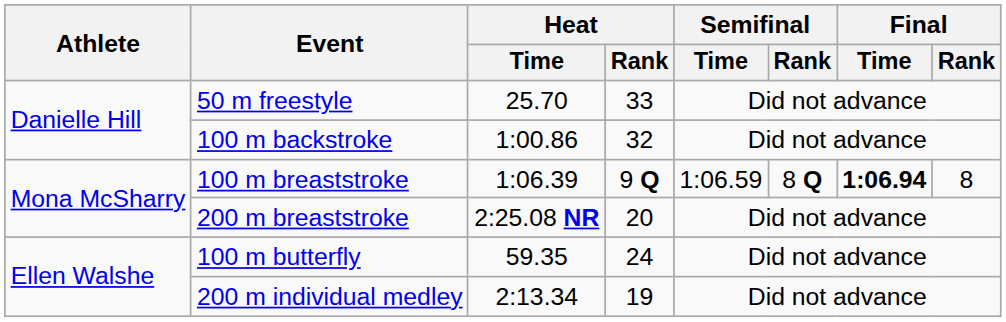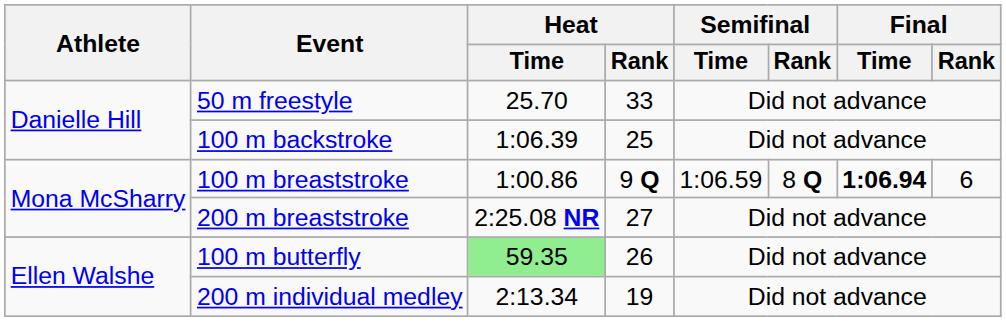(537, 140) 1:00.86 -> (537, 140) 1:06.39
(639, 140) 32 -> (639, 140) 25
(537, 179) 1:06.39 -> (537, 179) 1:00.86
(966, 179) 8 -> (966, 179) 6
(639, 218) 20 -> (639, 218) 27
(537, 257) no background -> (537, 257) lightgreen background
(639, 257) 24 -> (639, 257) 26
